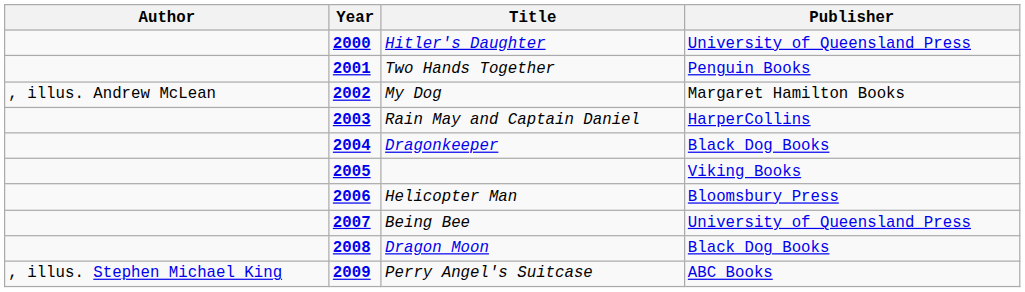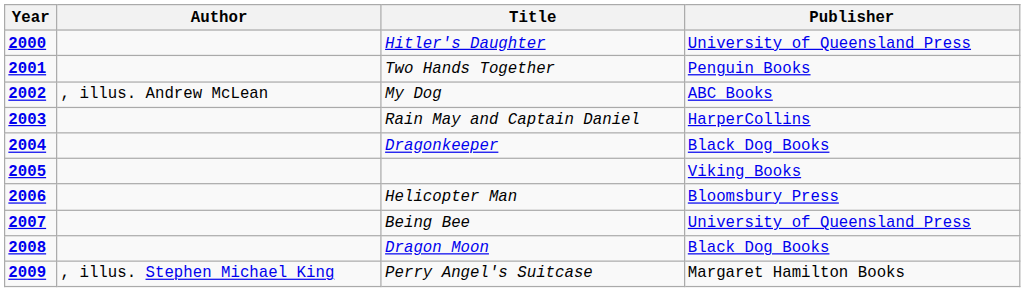columns swapped: (355, 17) <-> (167, 17)
(796, 94) Margaret Hamilton Books -> (730, 94) ABC Books
(730, 274) ABC Books -> (796, 274) Margaret Hamilton Books
